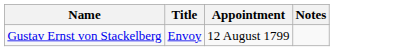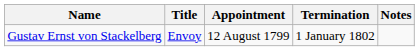+ column: (335, 14)
